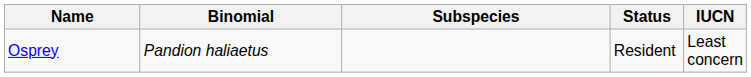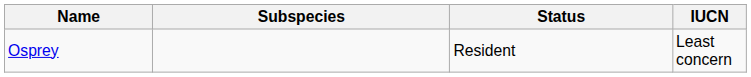- column: (241, 16)
